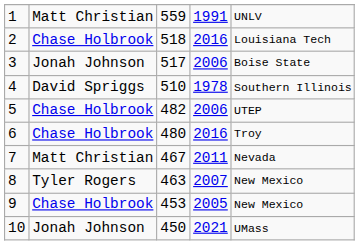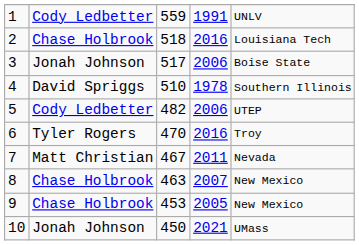(93, 16) Matt Christian -> (93, 16) Cody Ledbetter
(93, 110) Chase Holbrook -> (93, 110) Cody Ledbetter
(93, 134) Chase Holbrook -> (84, 134) Tyler Rogers
(173, 134) 480 -> (173, 134) 470
(84, 181) Tyler Rogers -> (93, 181) Chase Holbrook
